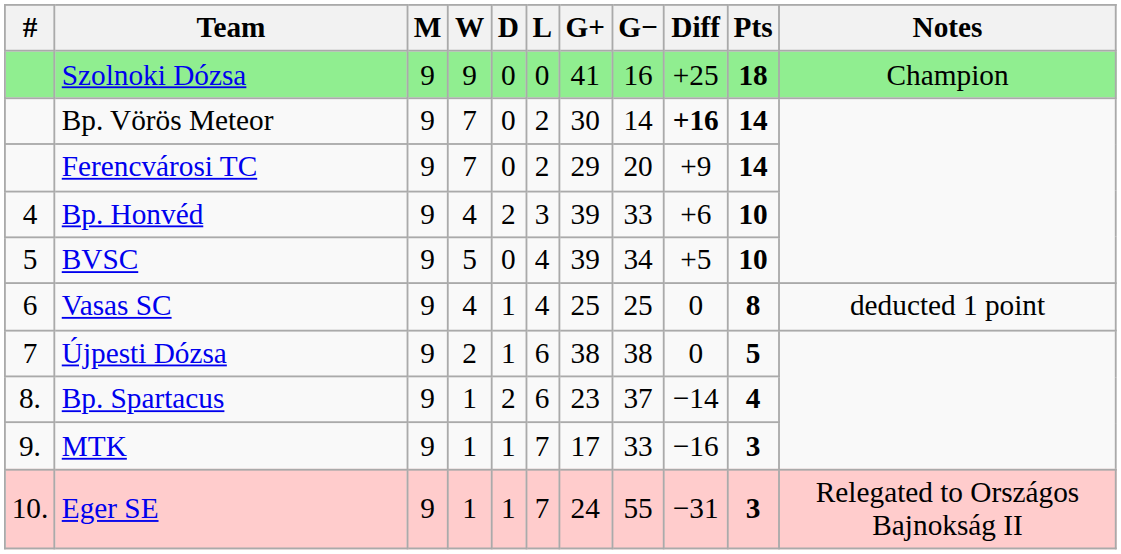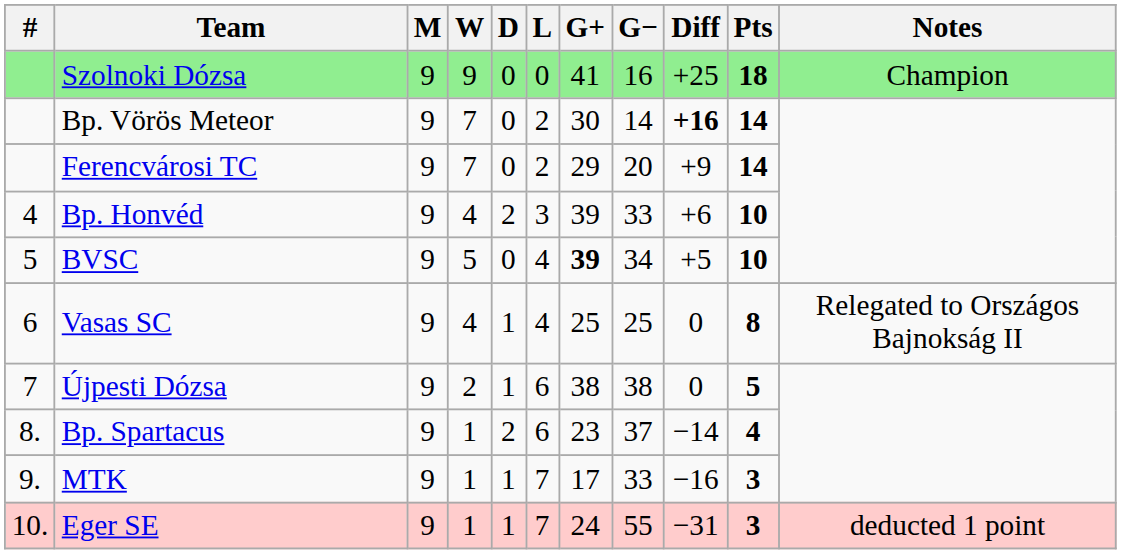(585, 259) normal -> (585, 259) bold
(948, 306) deducted 1 point -> (948, 322) Relegated to Országos Bajnokság II
(948, 508) Relegated to Országos Bajnokság II -> (948, 525) deducted 1 point
